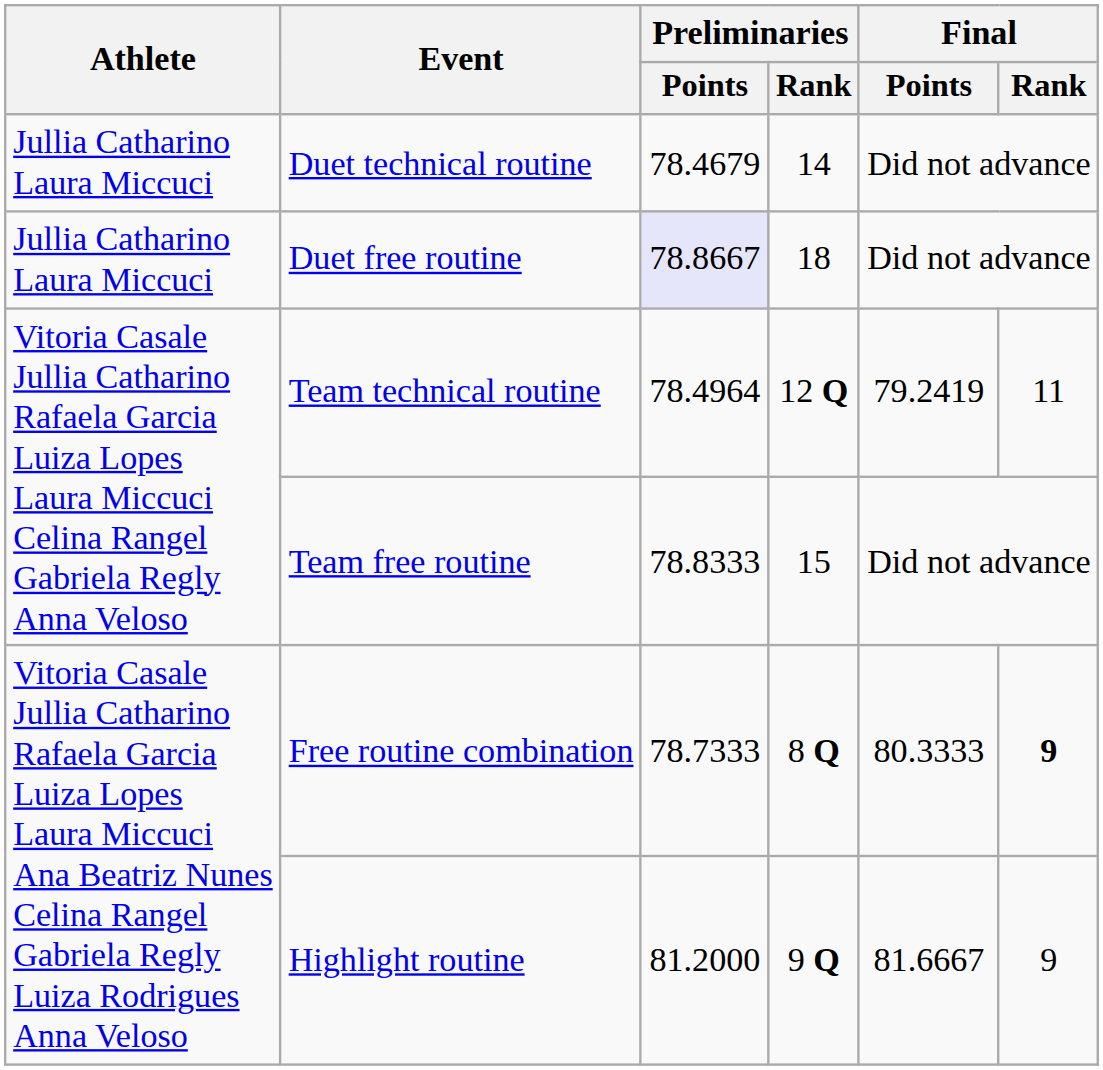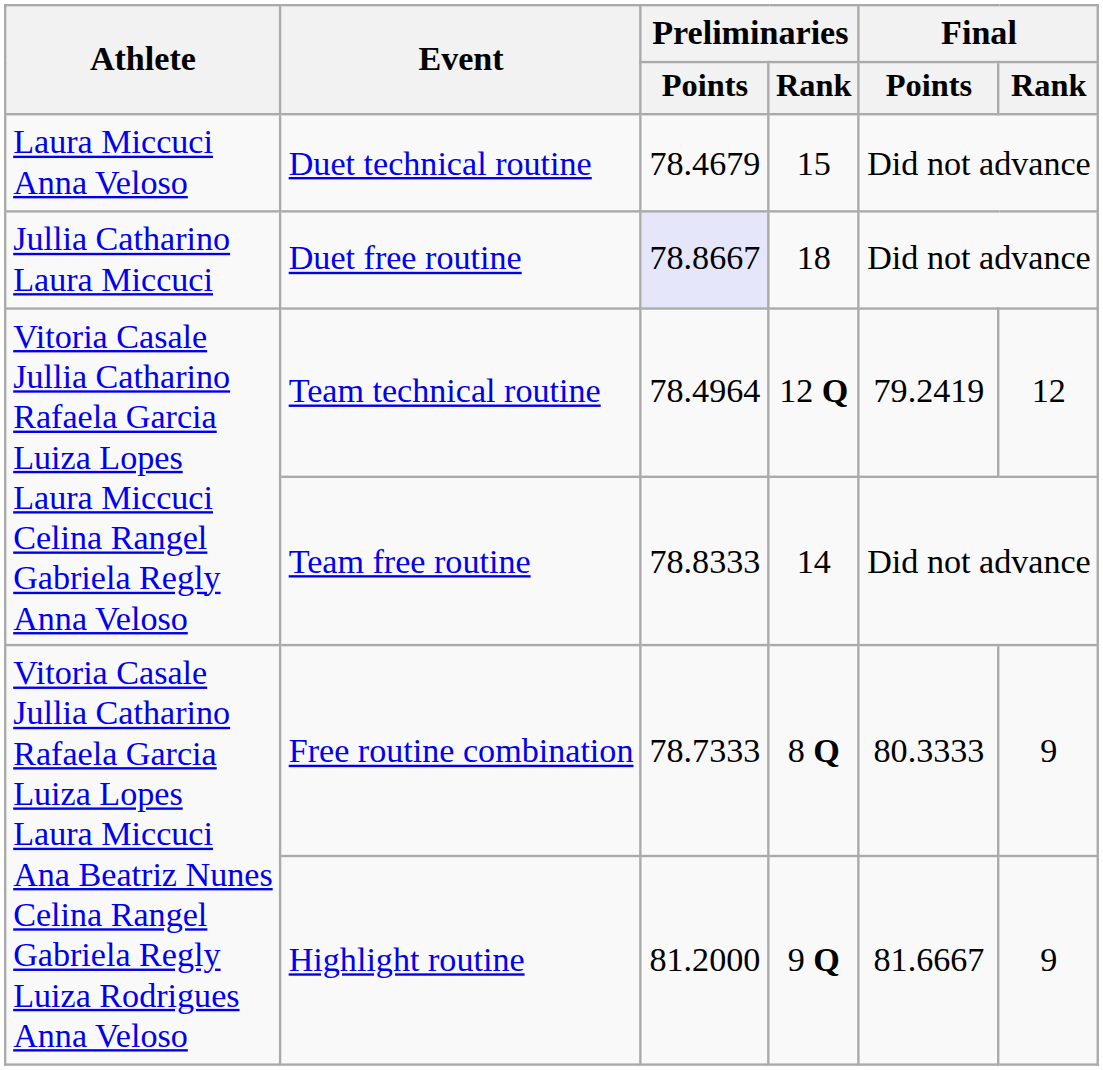(122, 162) Jullia Catharino Laura Miccuci -> (113, 162) Laura Miccuci Anna Veloso
(814, 162) 14 -> (814, 162) 15
(1049, 392) 11 -> (1049, 392) 12
(814, 561) 15 -> (814, 561) 14
(1049, 750) bold -> (1049, 750) normal
